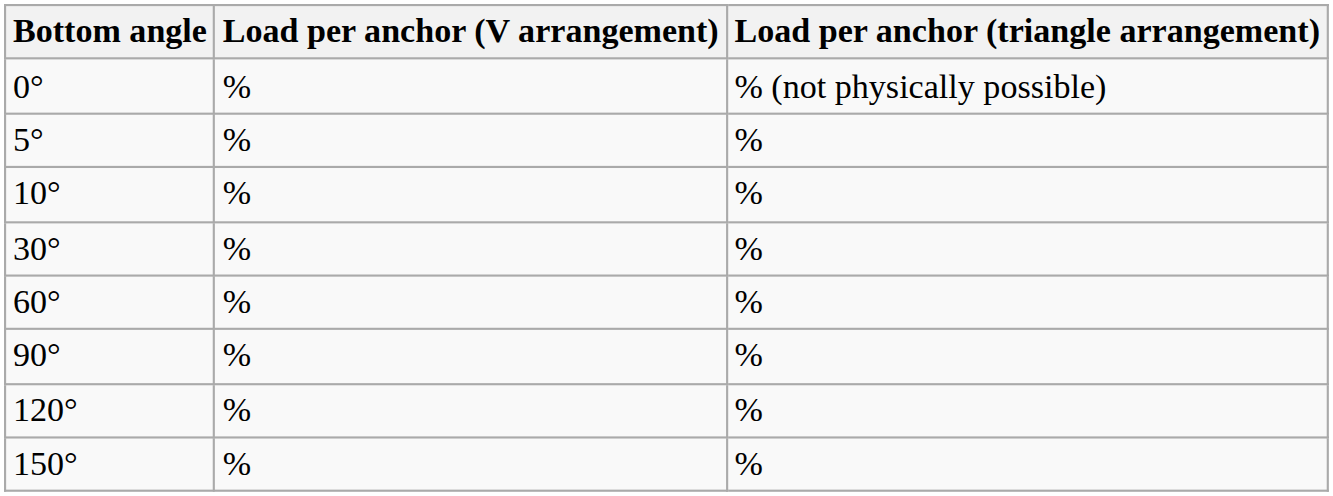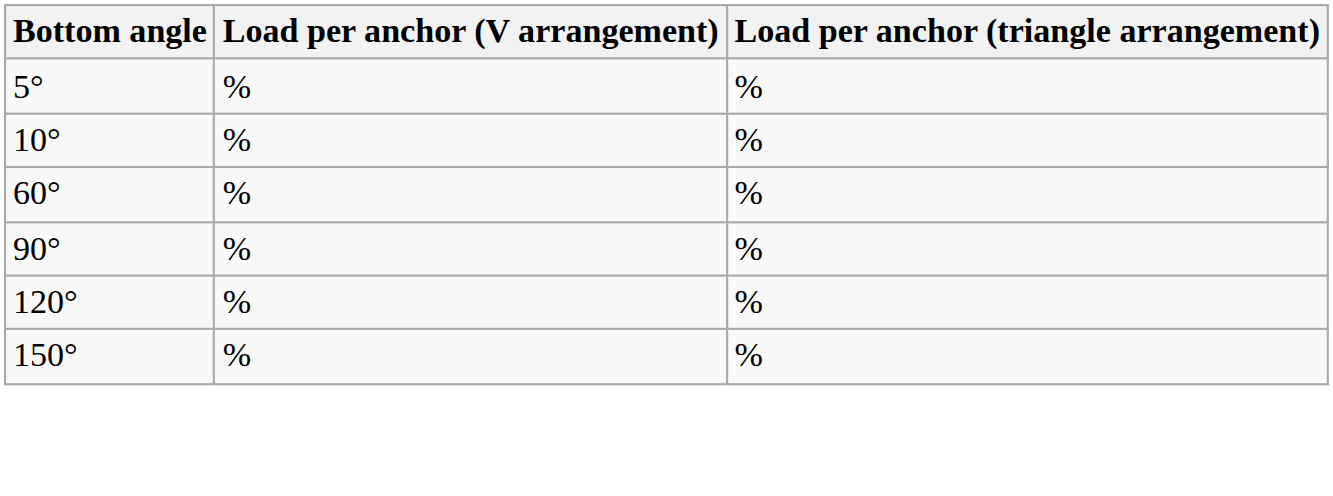- row: (28, 85)
- row: (37, 247)
